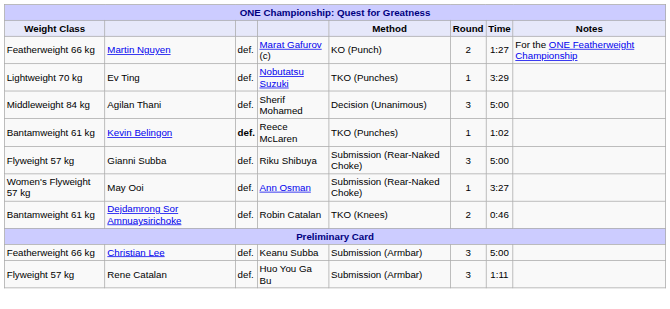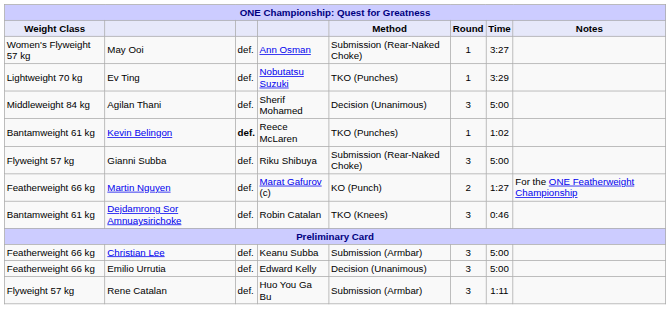rows swapped: (139, 50) <-> (125, 187)
(468, 215) 2 -> (468, 215) 3
+ row: (137, 268)
